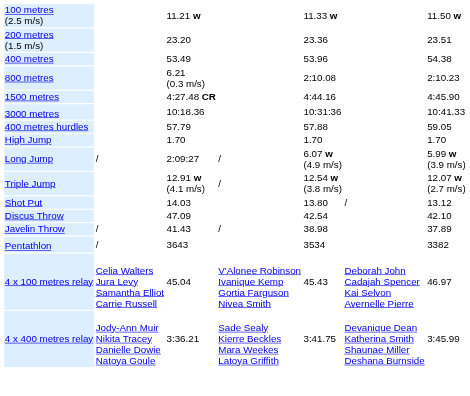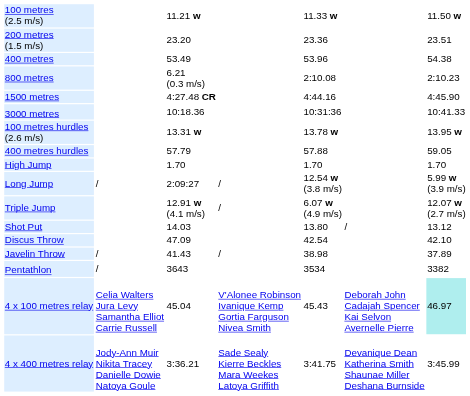+ row: (47, 132)
(323, 159) 6.07 w (4.9 m/s) -> (323, 183) 12.54 w (3.8 m/s)
(323, 183) 12.54 w (3.8 m/s) -> (323, 208) 6.07 w (4.9 m/s)
(439, 281) no background -> (439, 306) paleturquoise background
